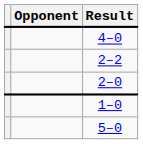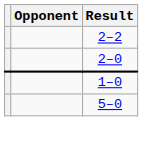- row: (110, 39)
